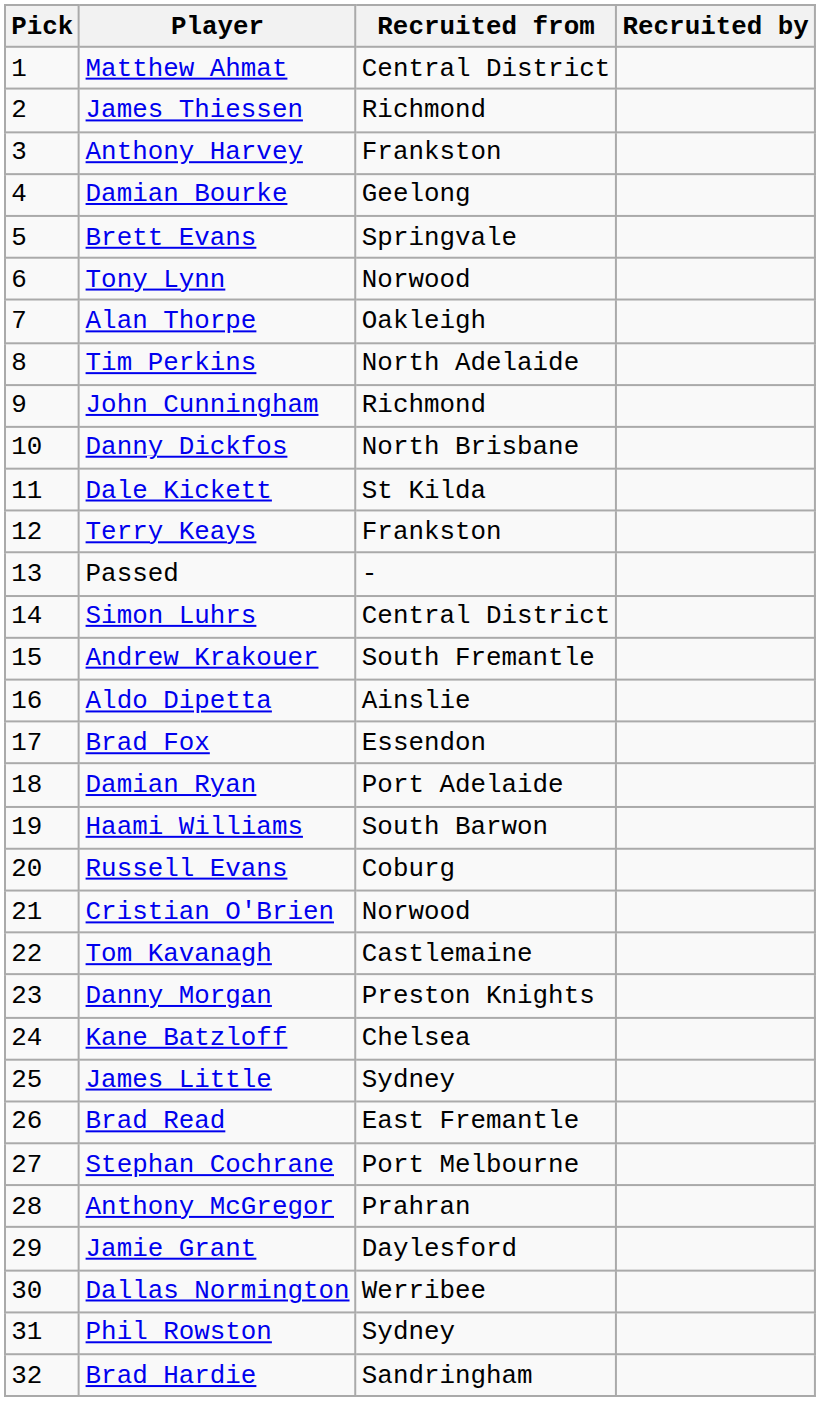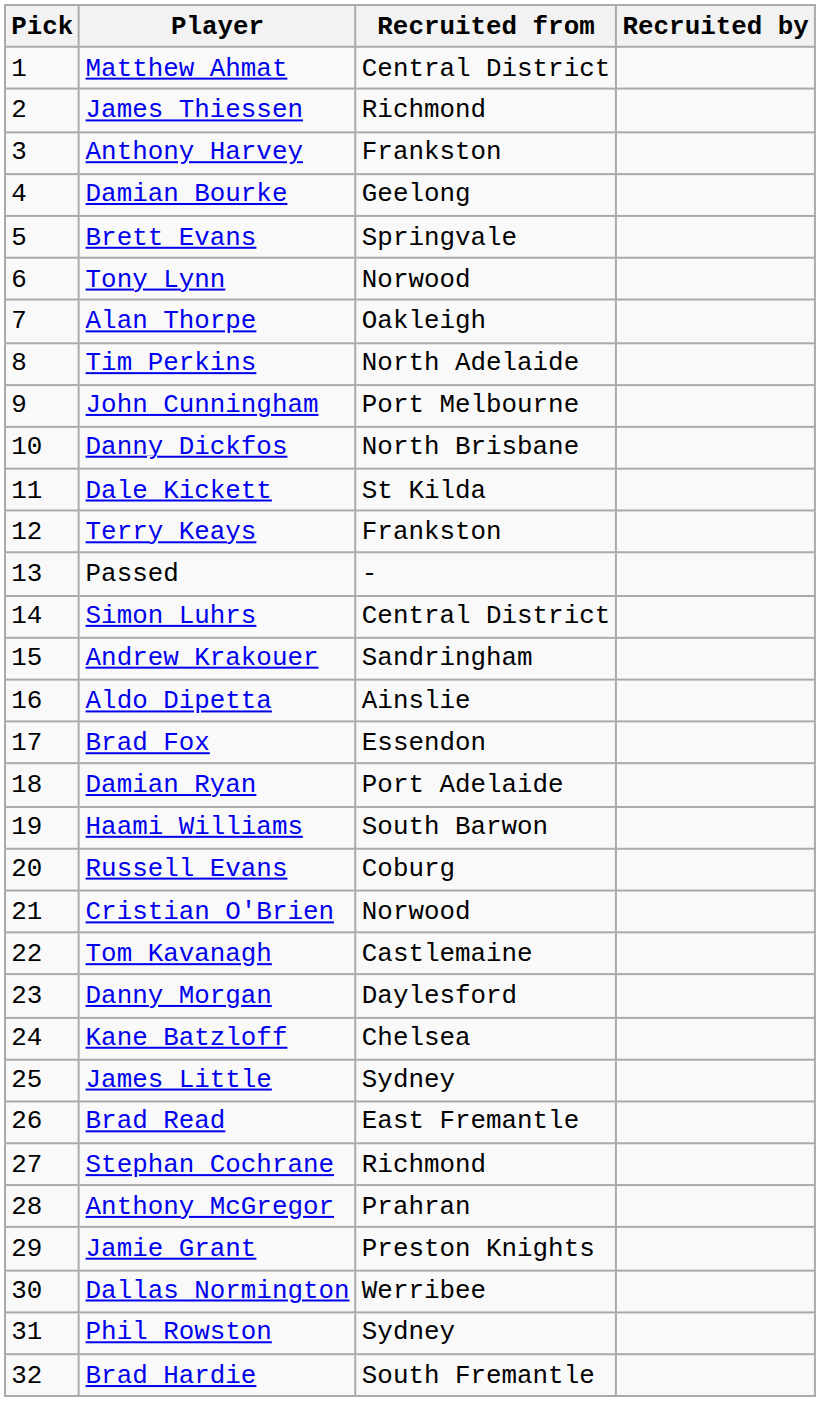(424, 406) Richmond -> (470, 406) Port Melbourne
(478, 659) South Fremantle -> (447, 659) Sandringham
(478, 996) Preston Knights -> (439, 996) Daylesford
(470, 1164) Port Melbourne -> (424, 1164) Richmond
(439, 1249) Daylesford -> (478, 1249) Preston Knights
(447, 1375) Sandringham -> (478, 1375) South Fremantle
